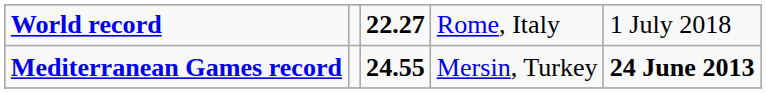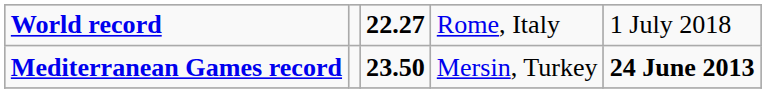(395, 66) 24.55 -> (395, 66) 23.50
